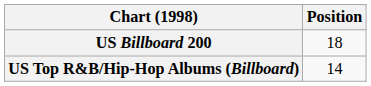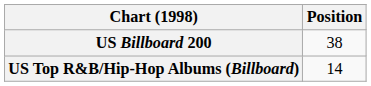(334, 42) 18 -> (334, 42) 38
